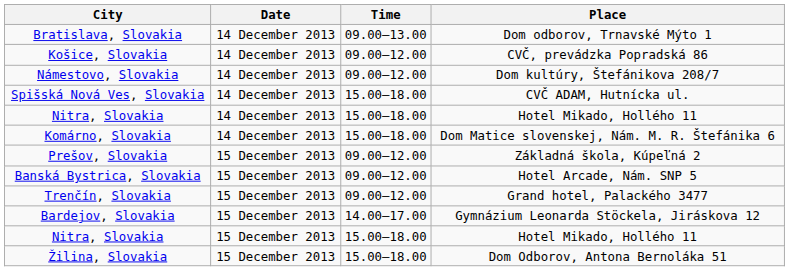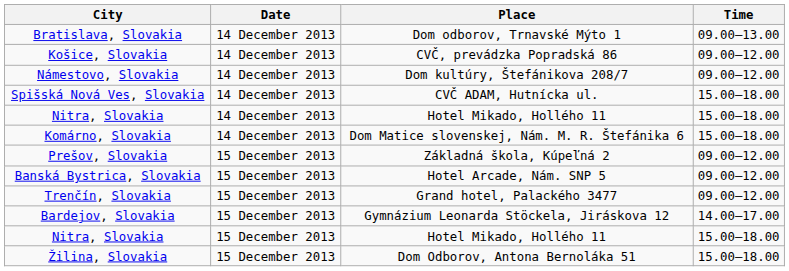columns swapped: (608, 15) <-> (386, 15)
